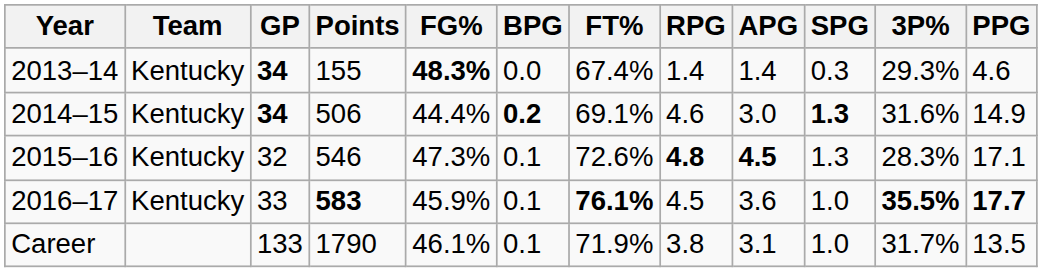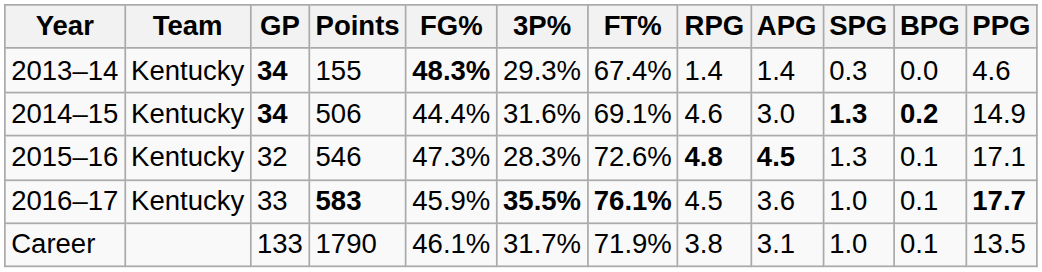columns swapped: (921, 26) <-> (533, 26)
